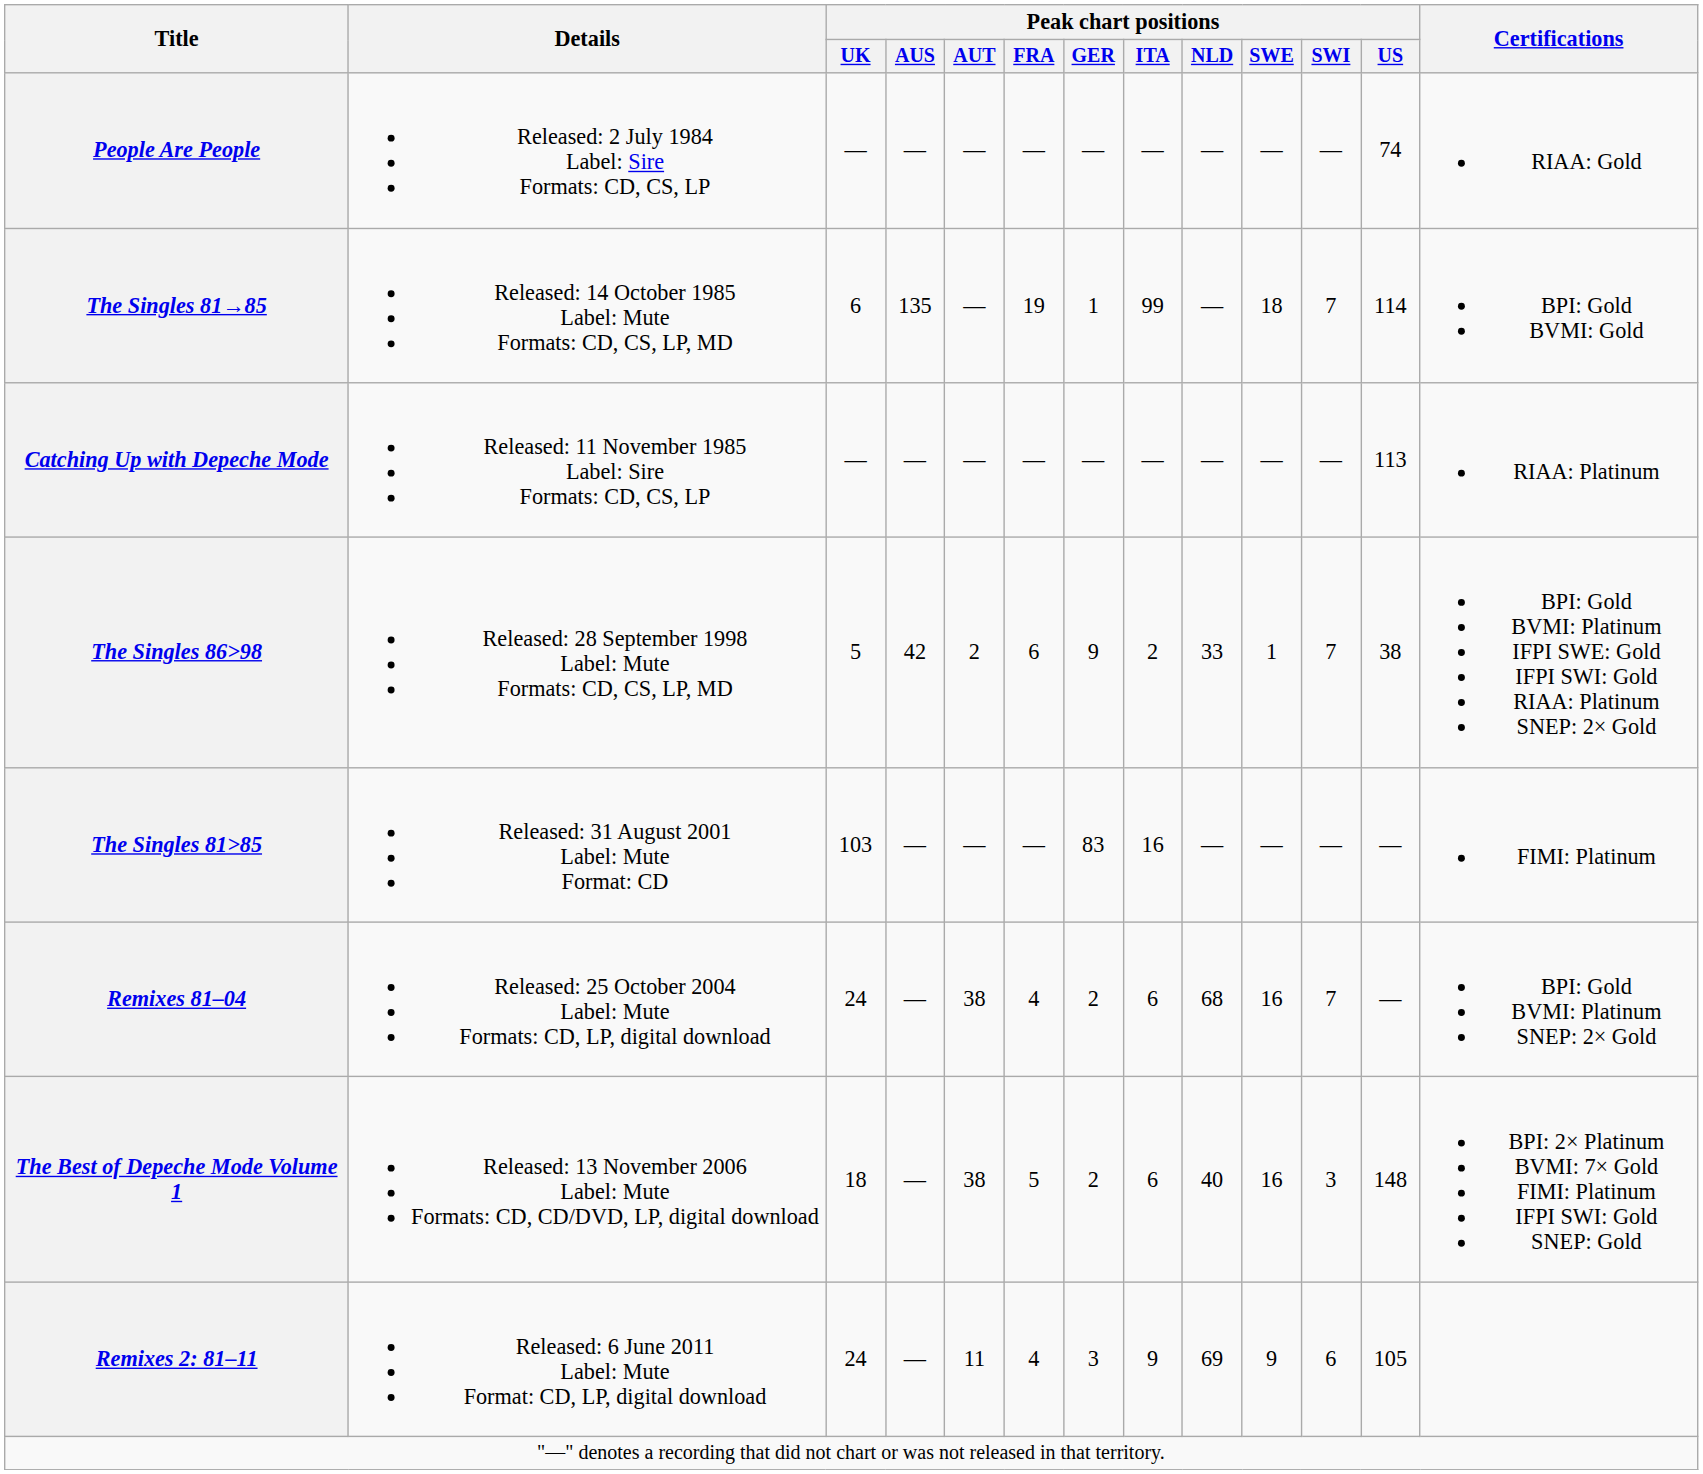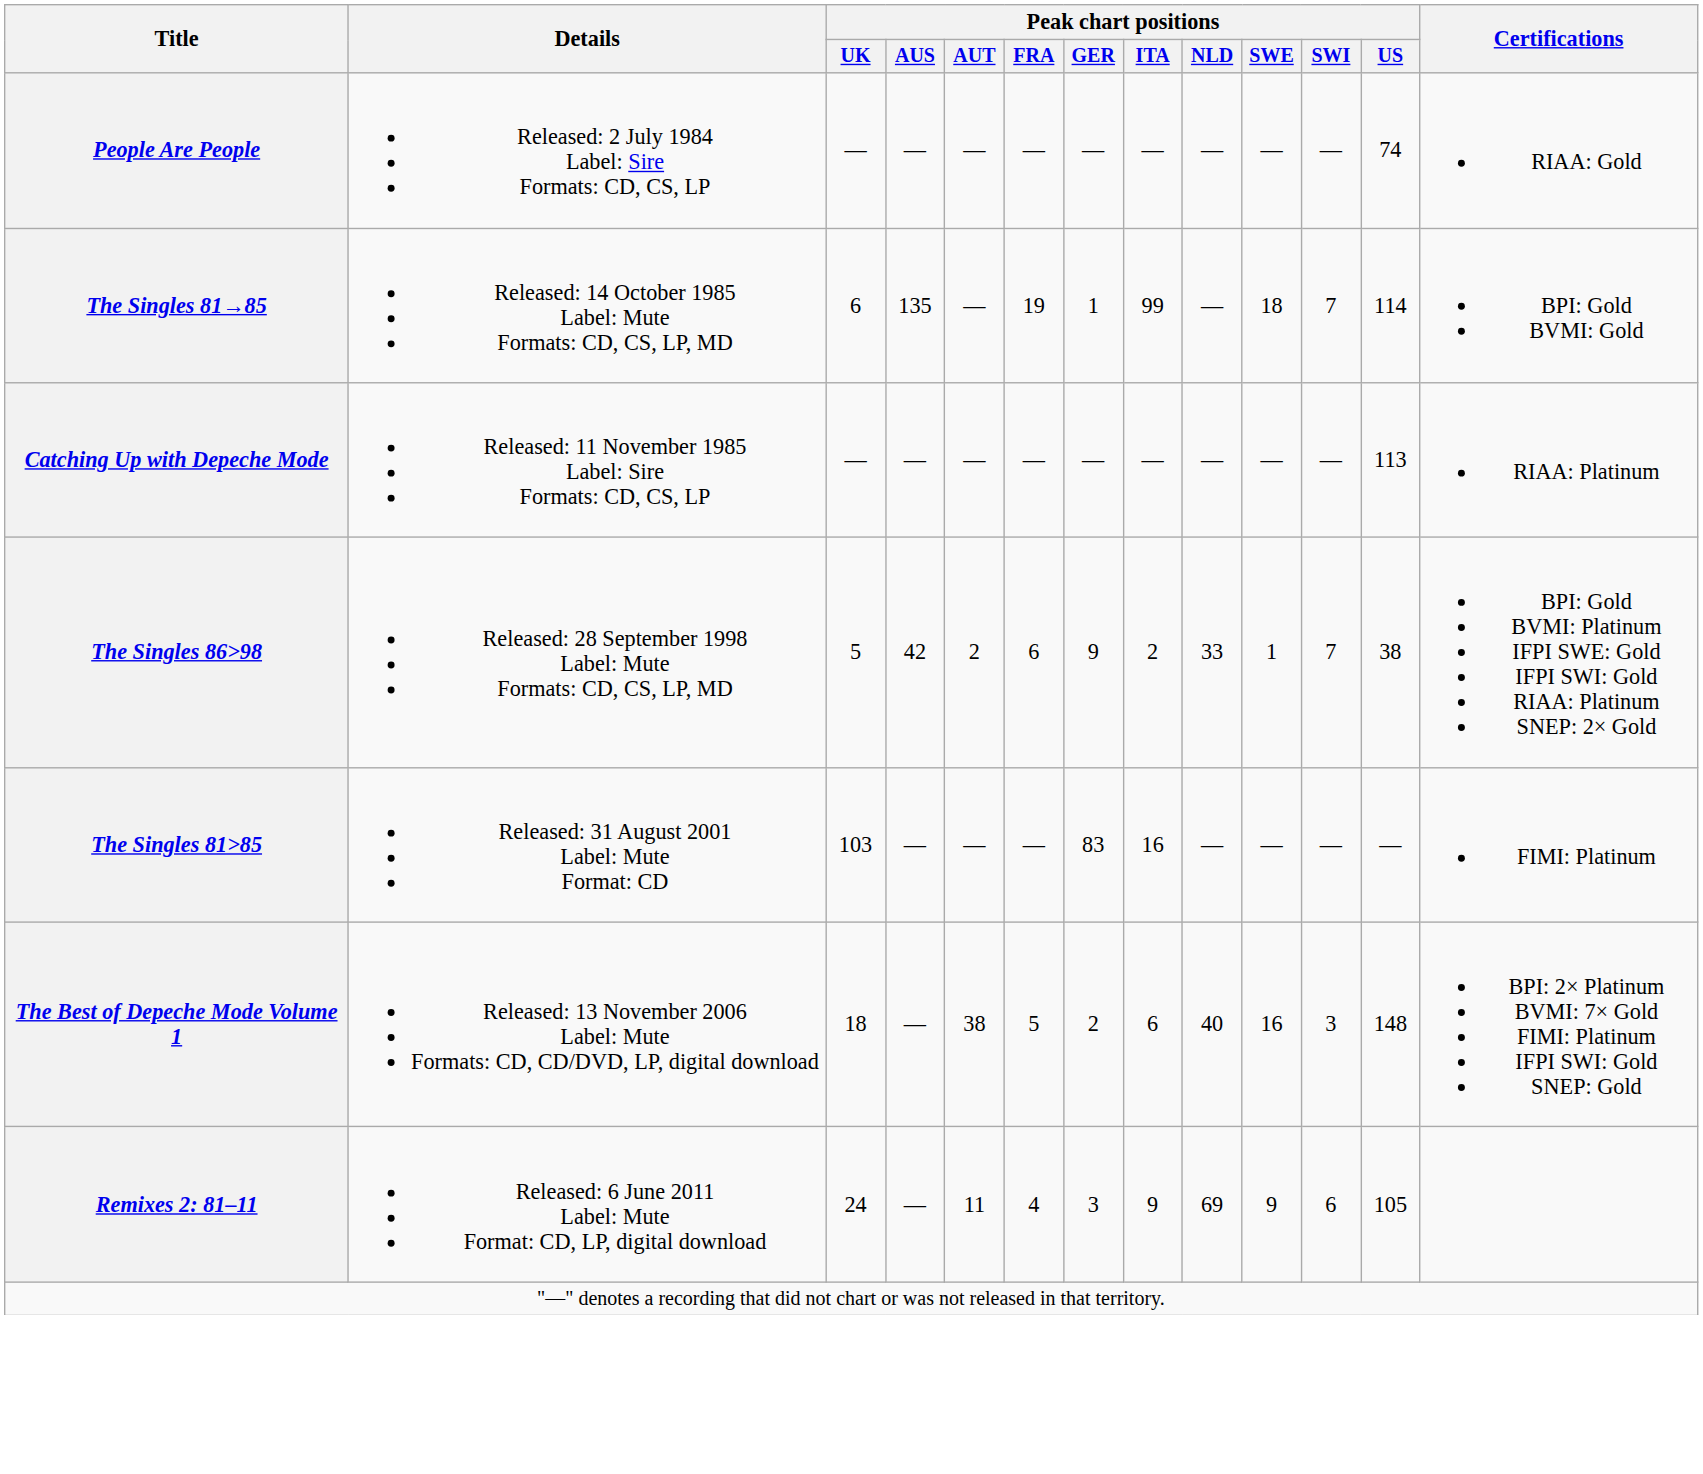- row: (177, 999)
